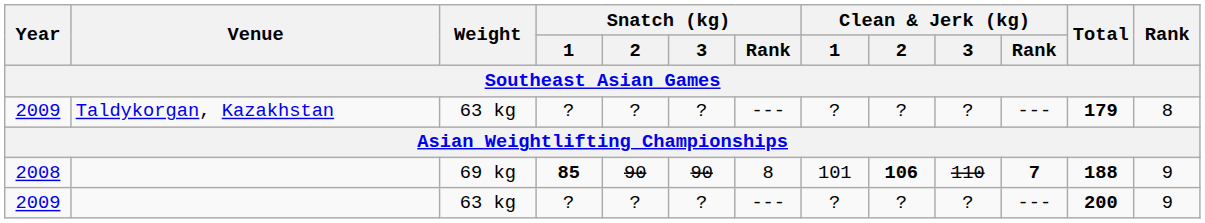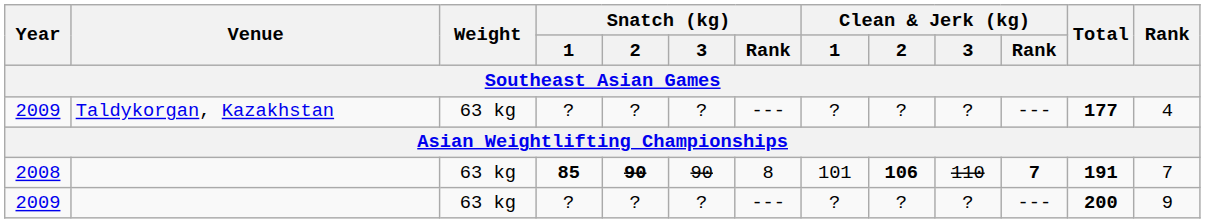(1101, 112) 179 -> (1101, 112) 177
(1167, 112) 8 -> (1167, 112) 4
(488, 173) 69 kg -> (488, 173) 63 kg
(635, 173) normal -> (635, 173) bold
(1101, 173) 188 -> (1101, 173) 191
(1167, 173) 9 -> (1167, 173) 7
